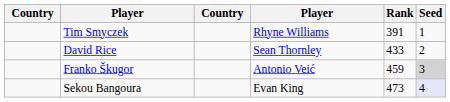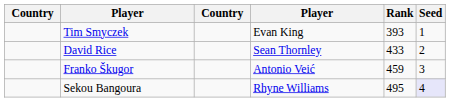(291, 32) Rhyne Williams -> (278, 32) Evan King
(395, 32) 391 -> (395, 32) 393
(422, 69) lightgrey background -> (422, 69) no background
(278, 87) Evan King -> (291, 87) Rhyne Williams
(395, 87) 473 -> (395, 87) 495
